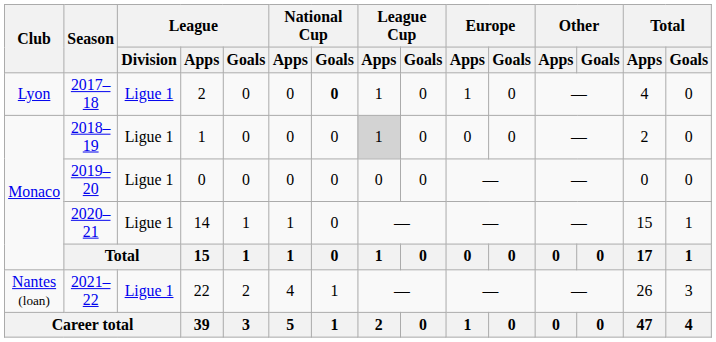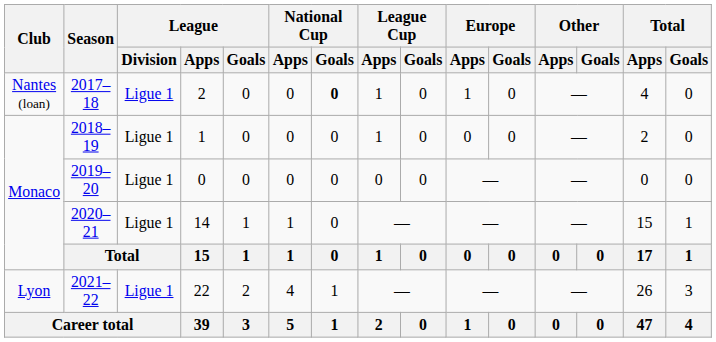(34, 94) Lyon -> (34, 94) Nantes (loan)
(379, 136) lightgrey background -> (379, 136) no background
(34, 290) Nantes (loan) -> (34, 290) Lyon
